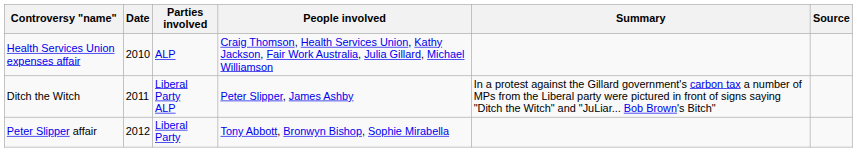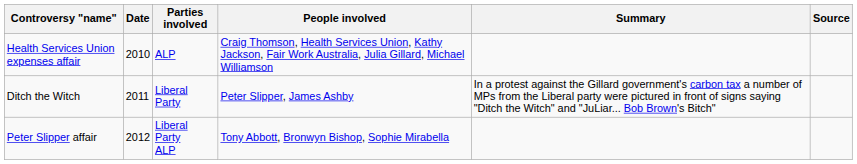(171, 96) Liberal Party ALP -> (171, 96) Liberal Party
(171, 132) Liberal Party -> (171, 138) Liberal Party ALP
